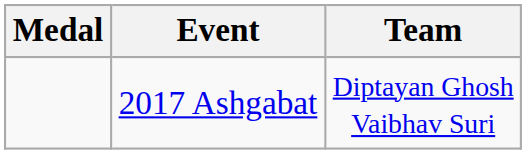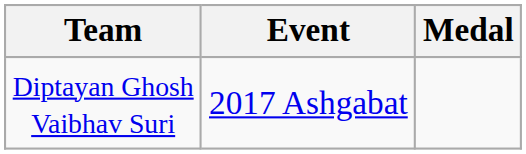columns swapped: (58, 30) <-> (423, 30)
